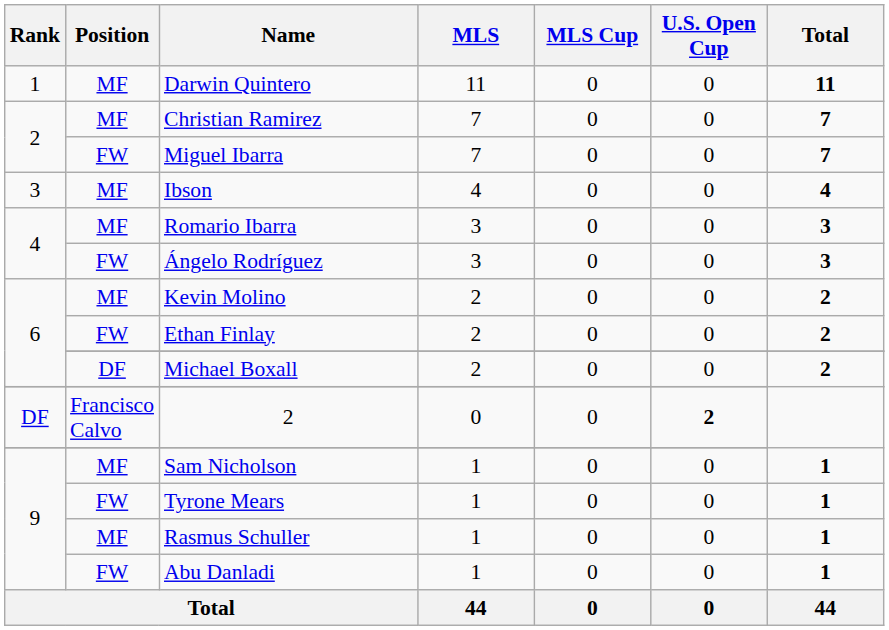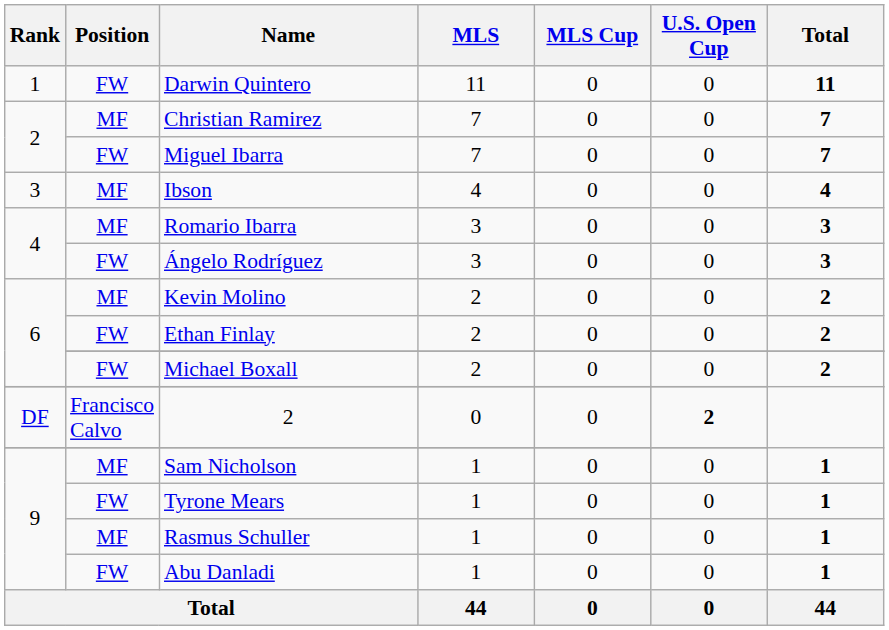(112, 83) MF -> (112, 83) FW
(112, 368) DF -> (112, 368) FW
